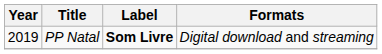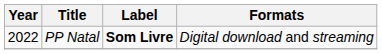(23, 37) 2019 -> (23, 37) 2022
